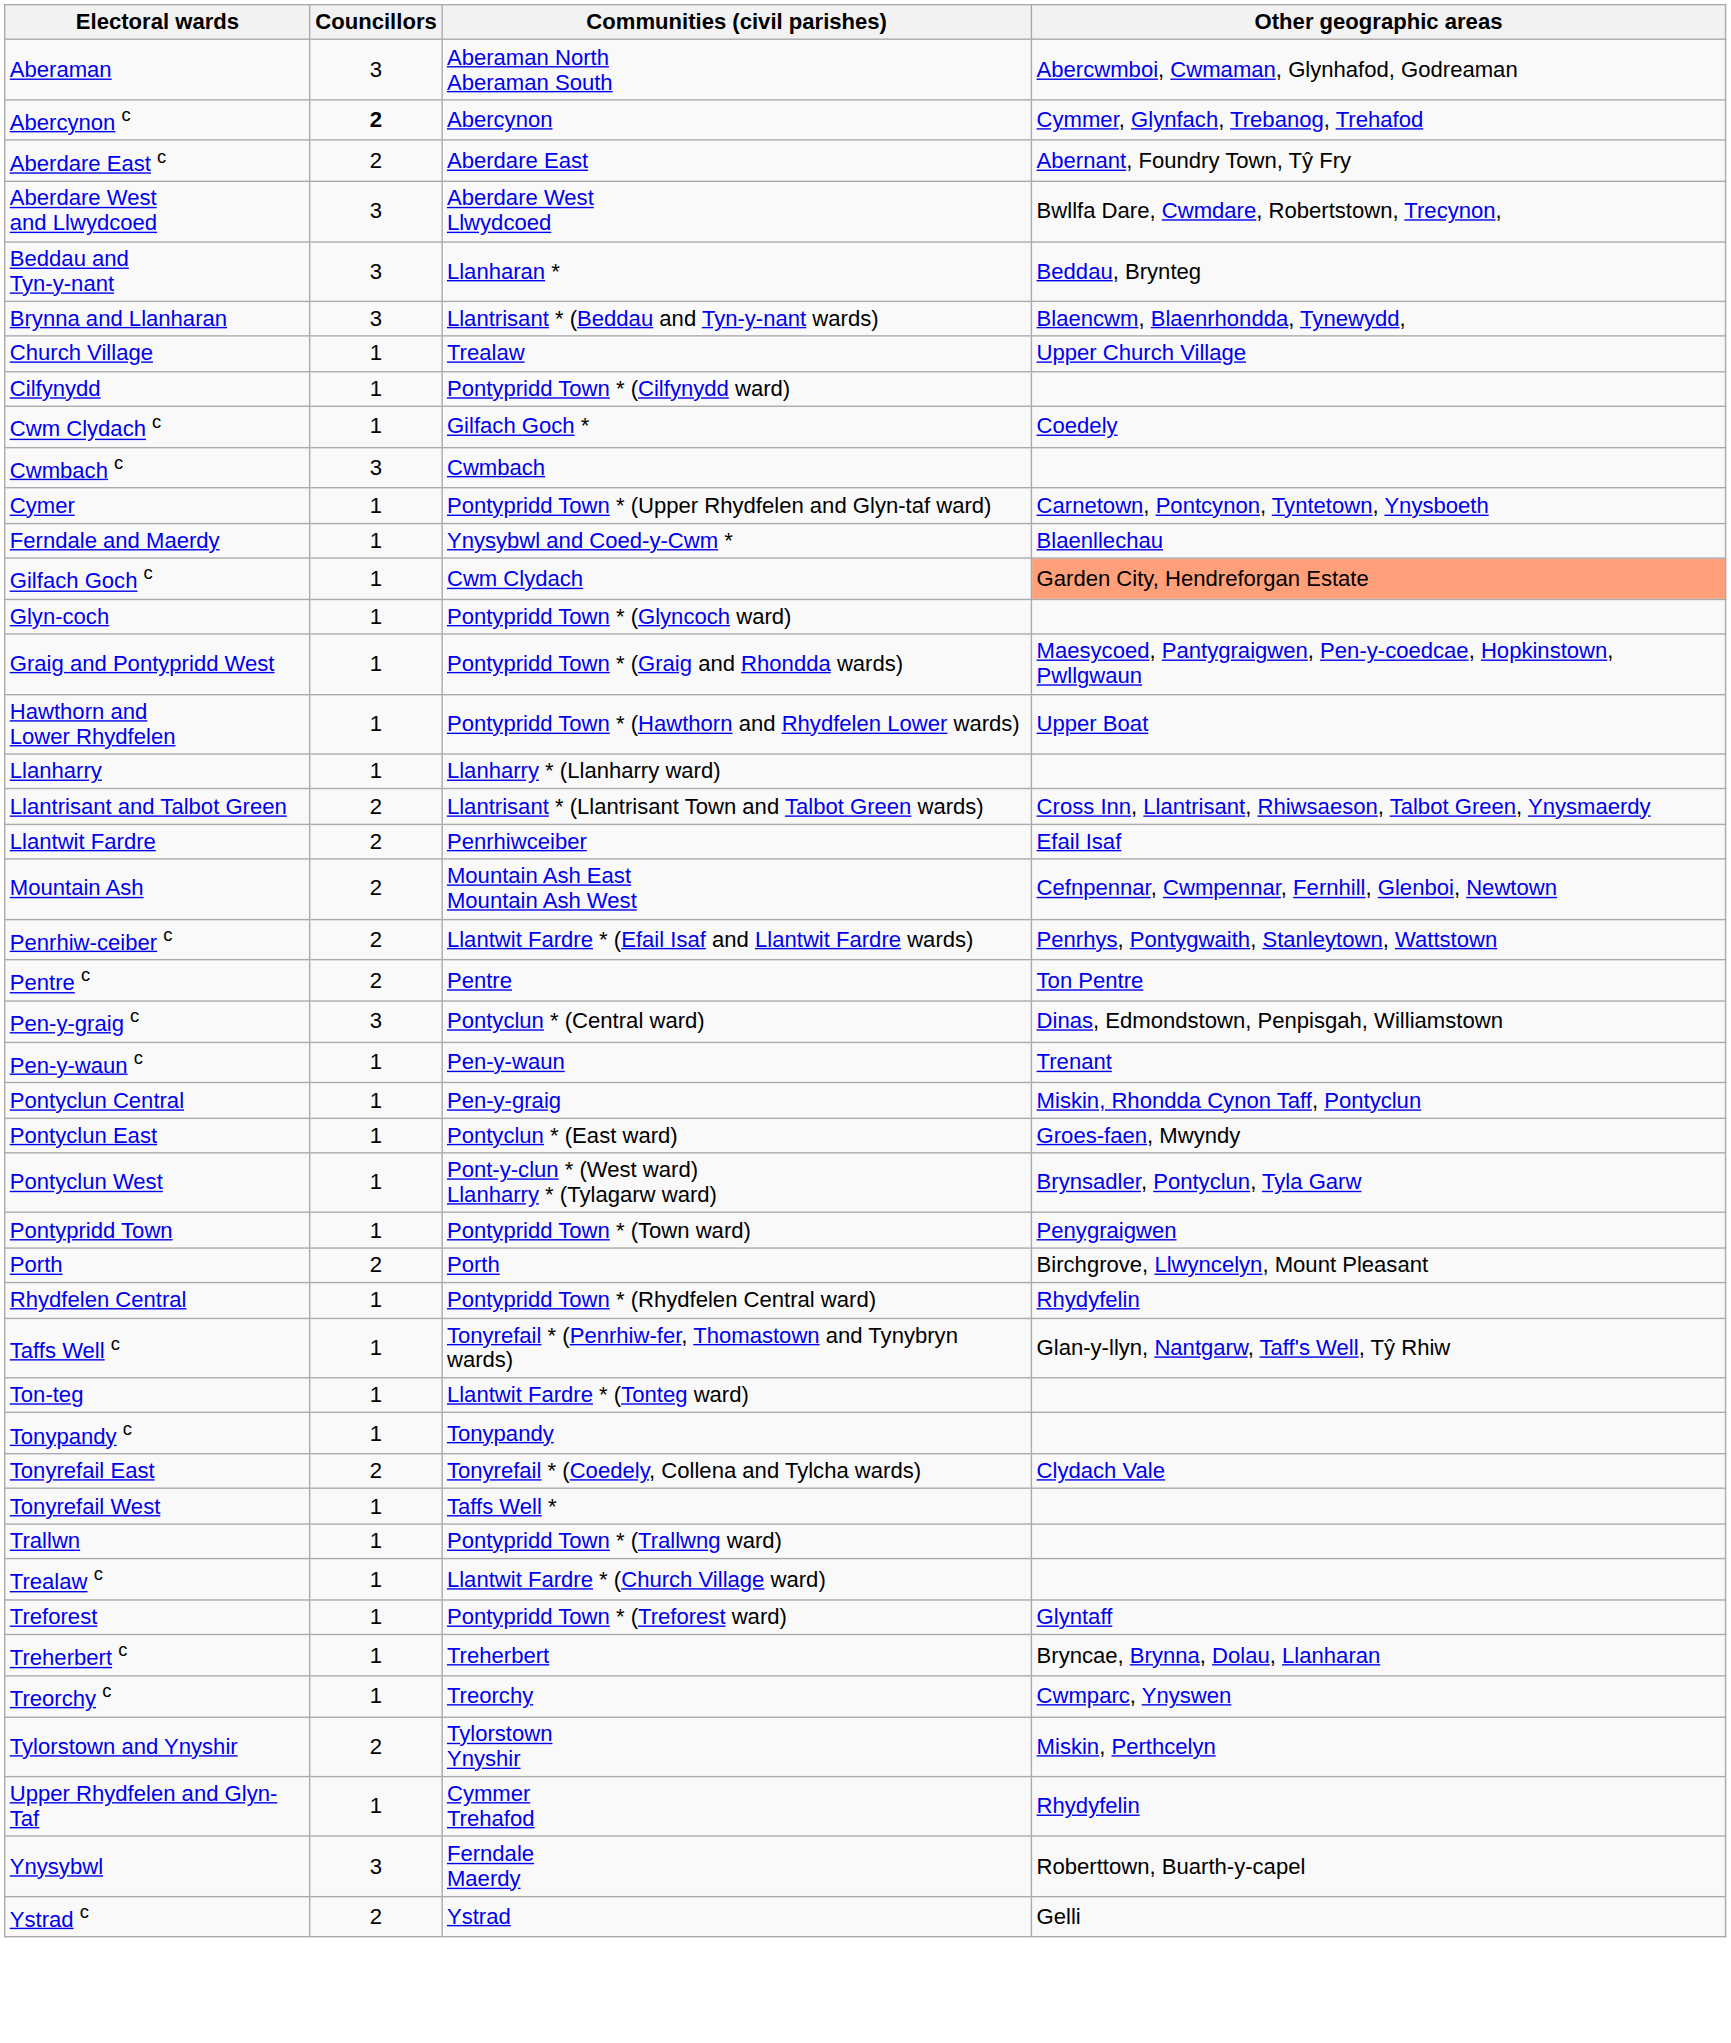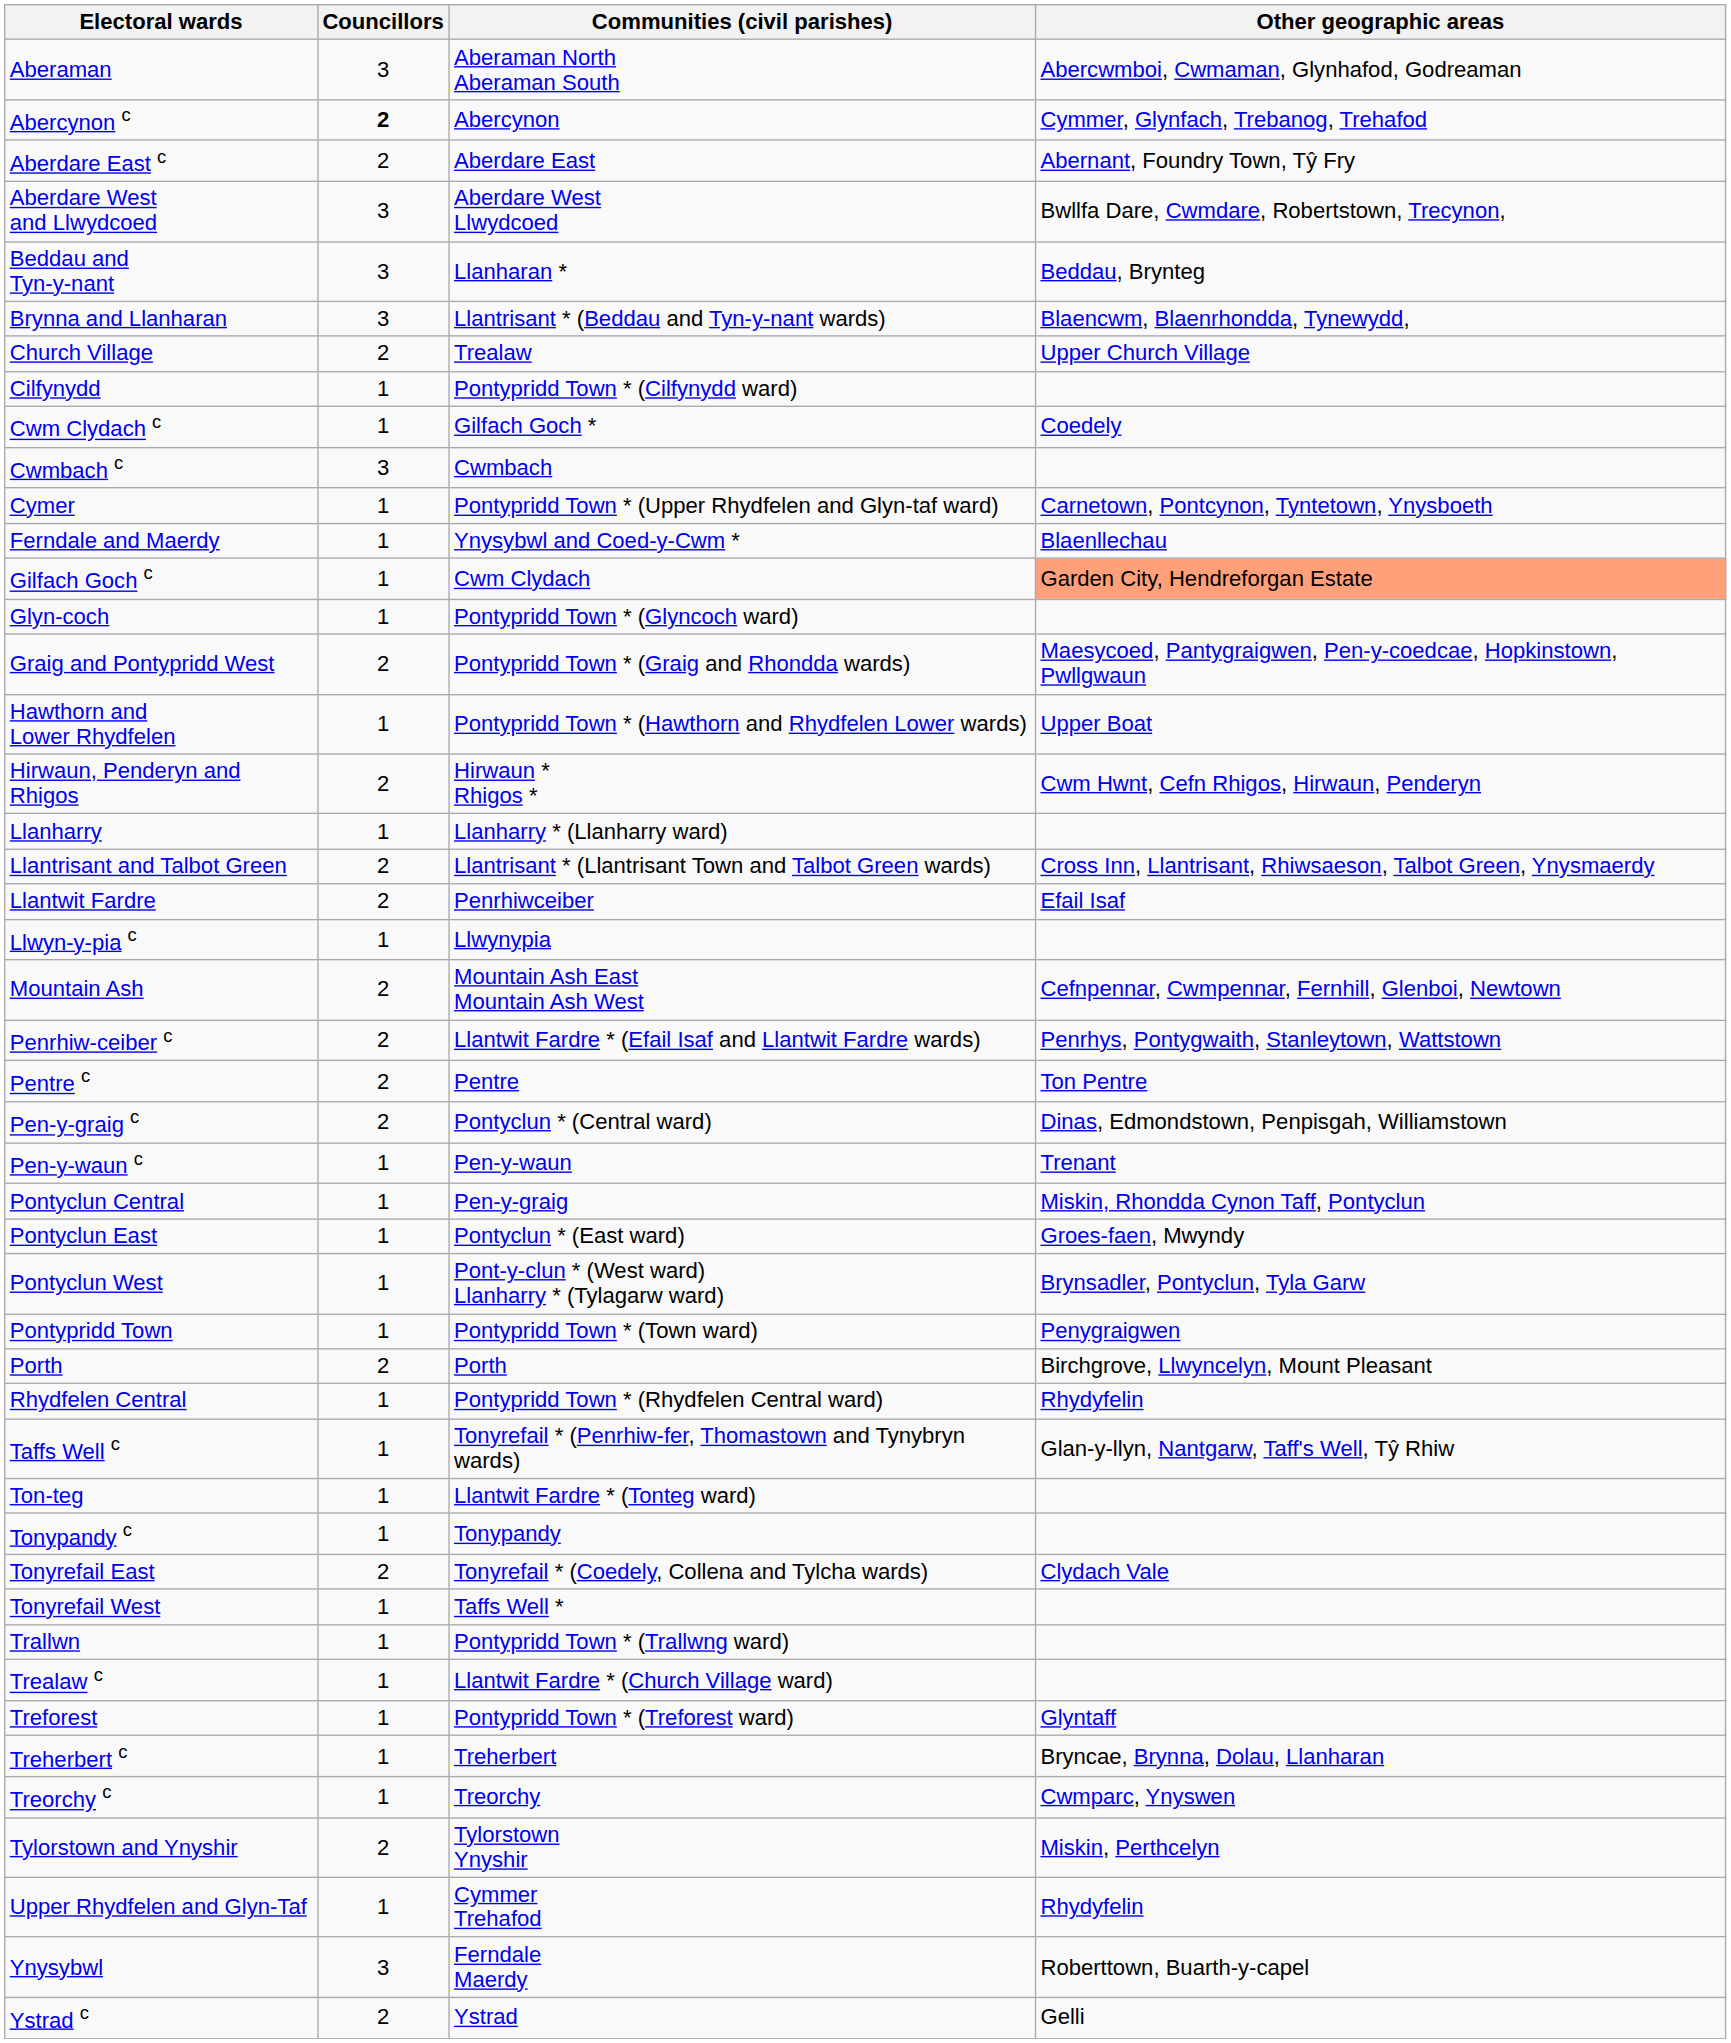(376, 353) 1 -> (383, 353) 2
(376, 664) 1 -> (383, 664) 2
+ row: (125, 783)
+ row: (73, 939)
(376, 1021) 3 -> (383, 1122) 2
